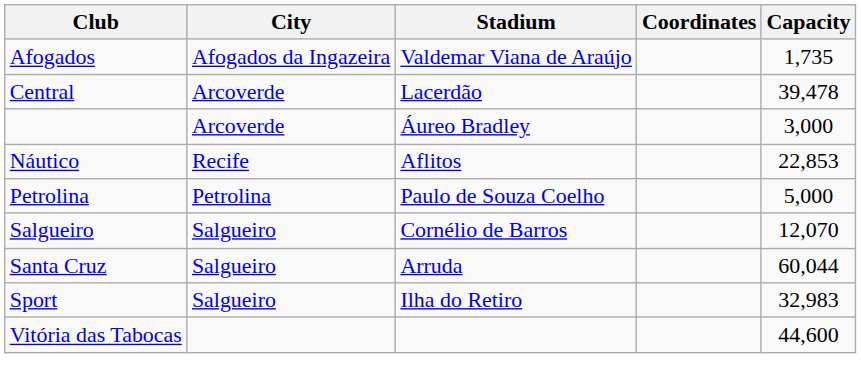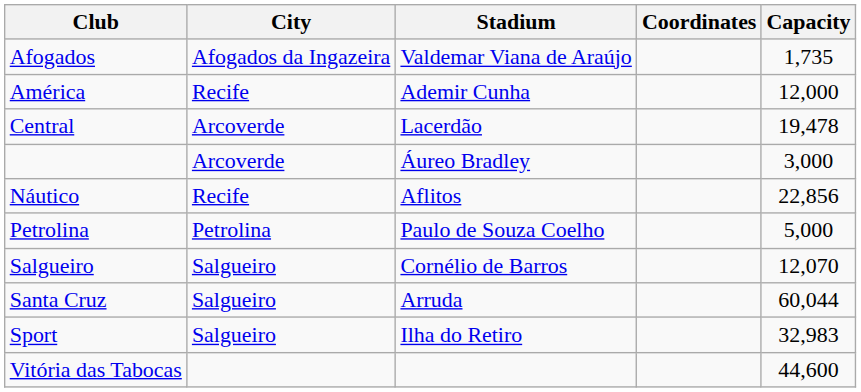+ row: (47, 91)
(809, 91) 39,478 -> (809, 126) 19,478
(809, 160) 22,853 -> (809, 195) 22,856
